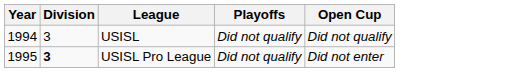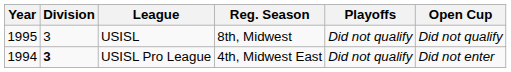+ column: (270, 15)
(22, 36) 1994 -> (22, 36) 1995
(22, 57) 1995 -> (22, 57) 1994
